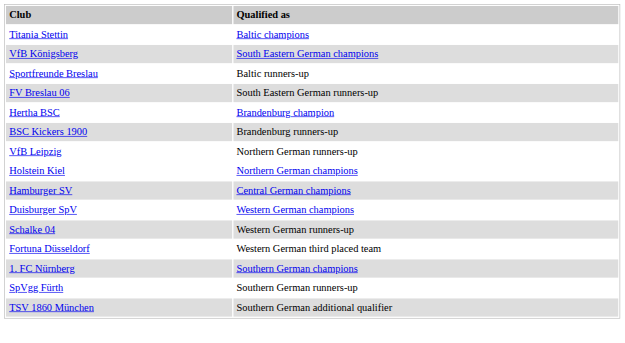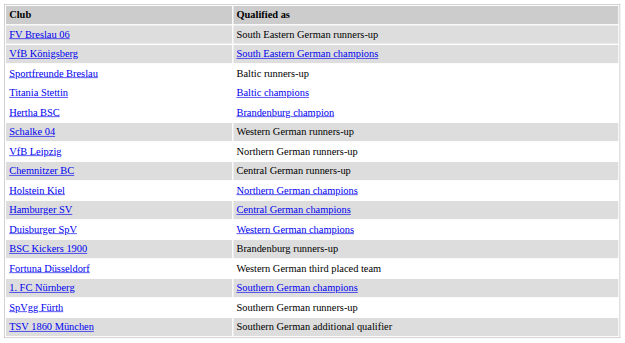rows swapped: (39, 34) <-> (39, 93)
rows swapped: (48, 132) <-> (32, 229)
+ row: (42, 171)
